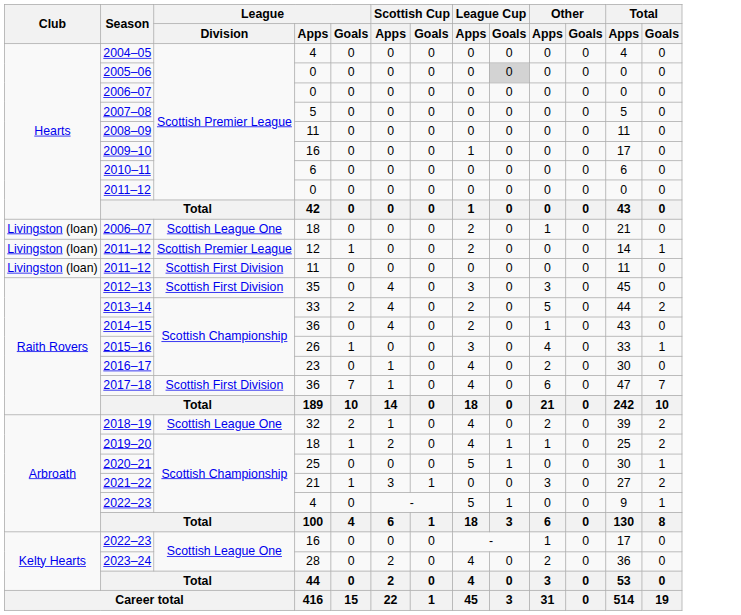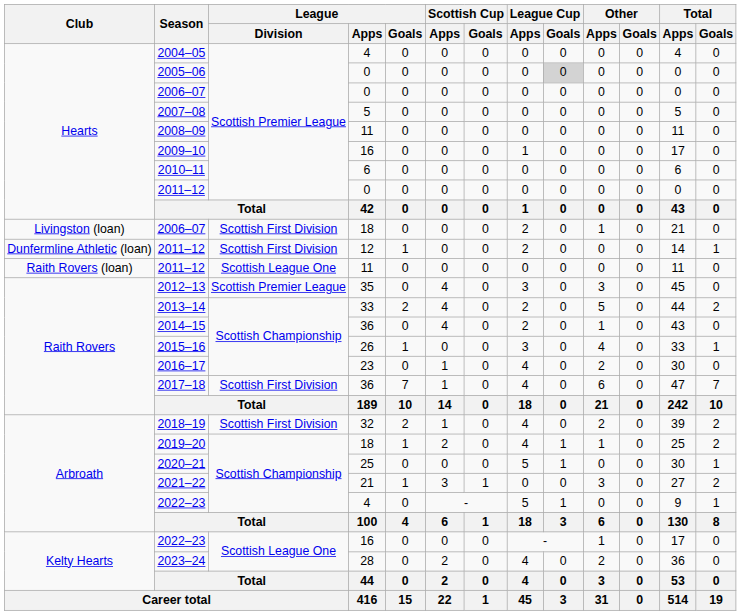(224, 229) Scottish League One -> (278, 229) Scottish First Division
(52, 248) Livingston (loan) -> (79, 248) Dunfermline Athletic (loan)
(224, 248) Scottish Premier League -> (278, 248) Scottish First Division
(52, 268) Livingston (loan) -> (79, 268) Raith Rovers (loan)
(224, 268) Scottish First Division -> (278, 268) Scottish League One
(224, 287) Scottish First Division -> (278, 287) Scottish Premier League
(224, 424) Scottish League One -> (278, 424) Scottish First Division
